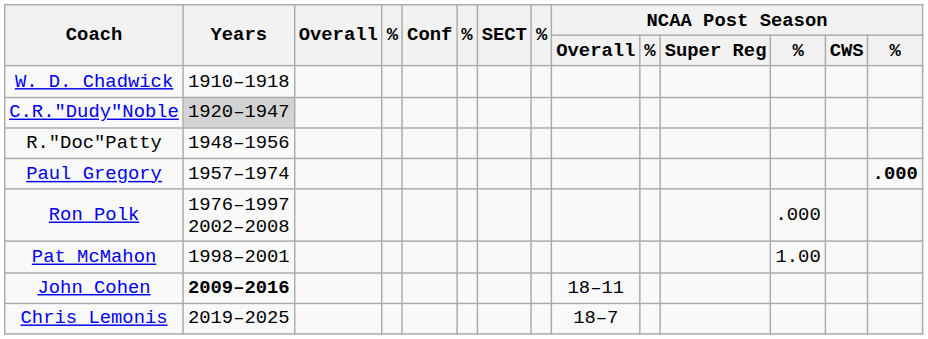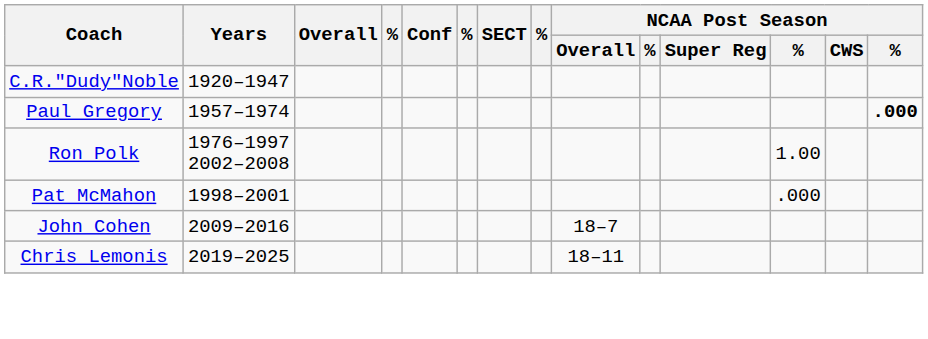- row: (94, 82)
(239, 112) lightgrey background -> (239, 82) no background
- row: (94, 143)
(798, 215) .000 -> (798, 154) 1.00
(798, 257) 1.00 -> (798, 195) .000
(239, 288) bold -> (239, 226) normal
(596, 288) 18–11 -> (596, 226) 18–7
(596, 318) 18–7 -> (596, 257) 18–11
